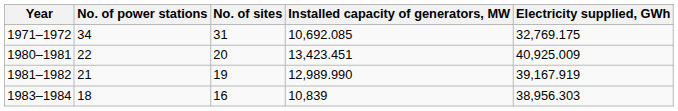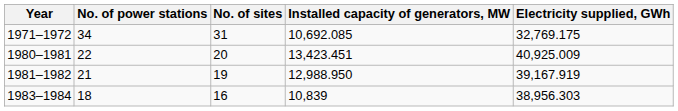(320, 75) 12,989.990 -> (320, 75) 12,988.950
